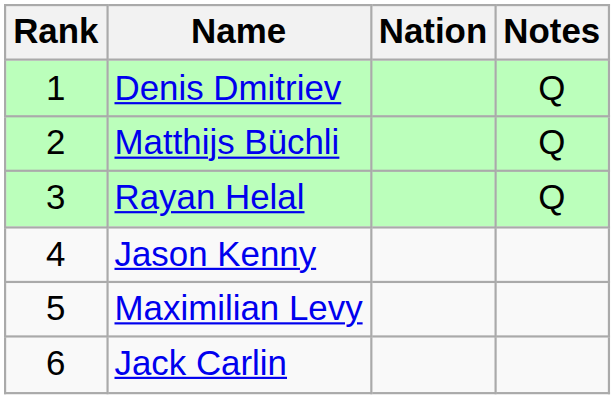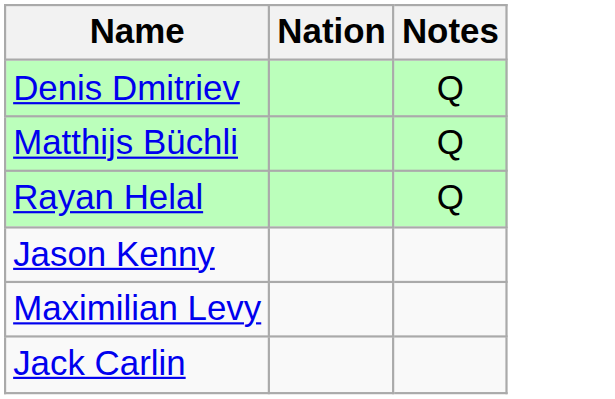- column: (56, 32)
